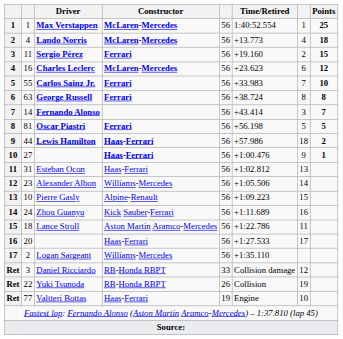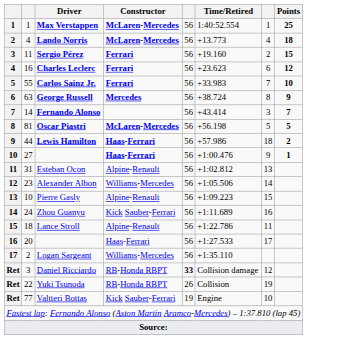(141, 68) McLaren-Mercedes -> (119, 68) Ferrari
(118, 97) Ferrari -> (123, 97) Mercedes
(324, 97) 8 -> (288, 97) 9
(118, 126) Ferrari -> (142, 126) McLaren-Mercedes
(126, 169) Haas-Ferrari -> (133, 169) Alpine-Renault
(161, 226) Aston Martin Aramco-Mercedes -> (133, 226) Alpine-Renault
(226, 269) normal -> (189, 269) bold
(126, 298) Haas-Ferrari -> (141, 298) Kick Sauber-Ferrari
